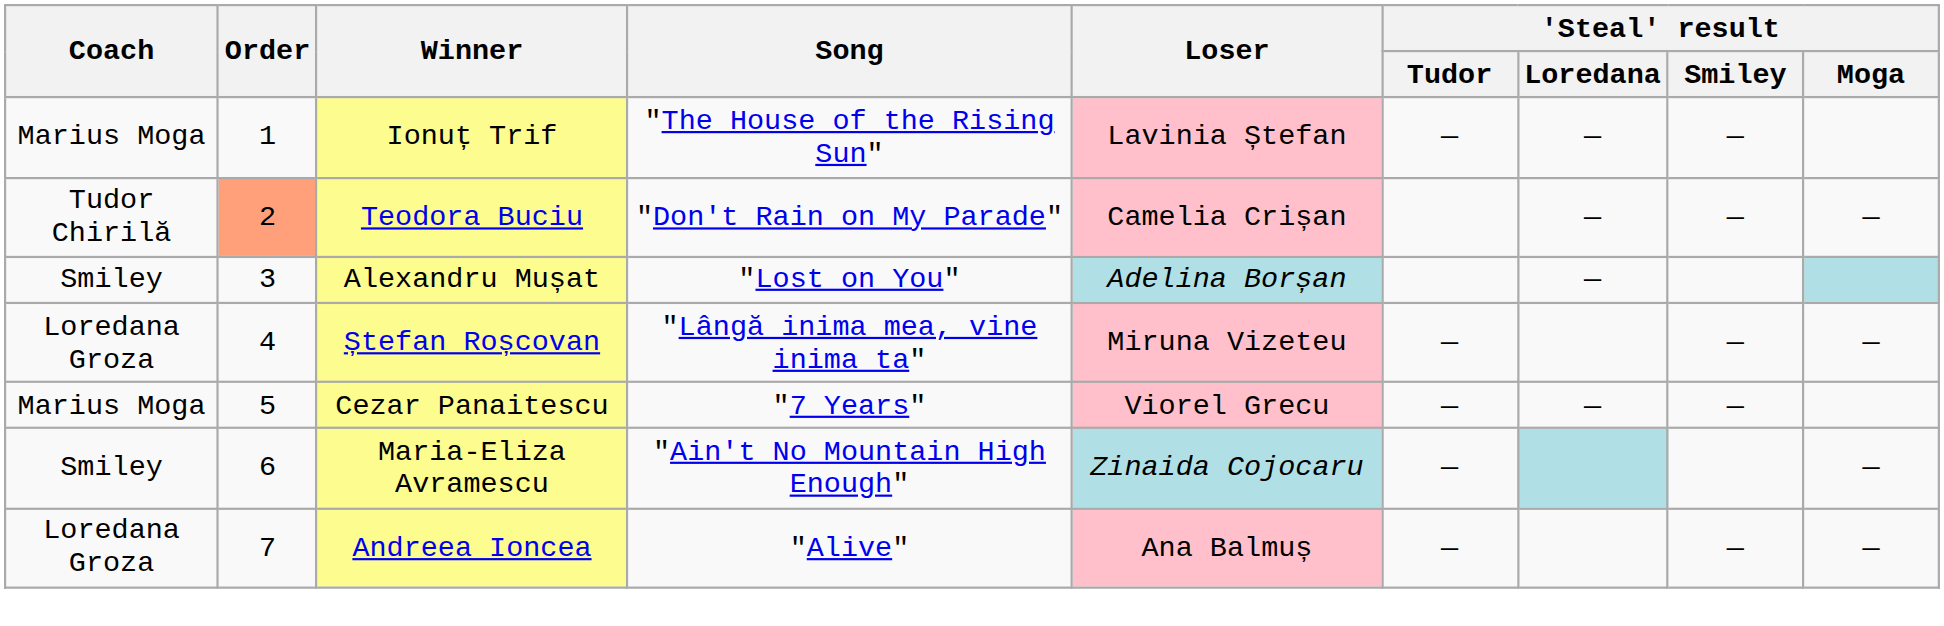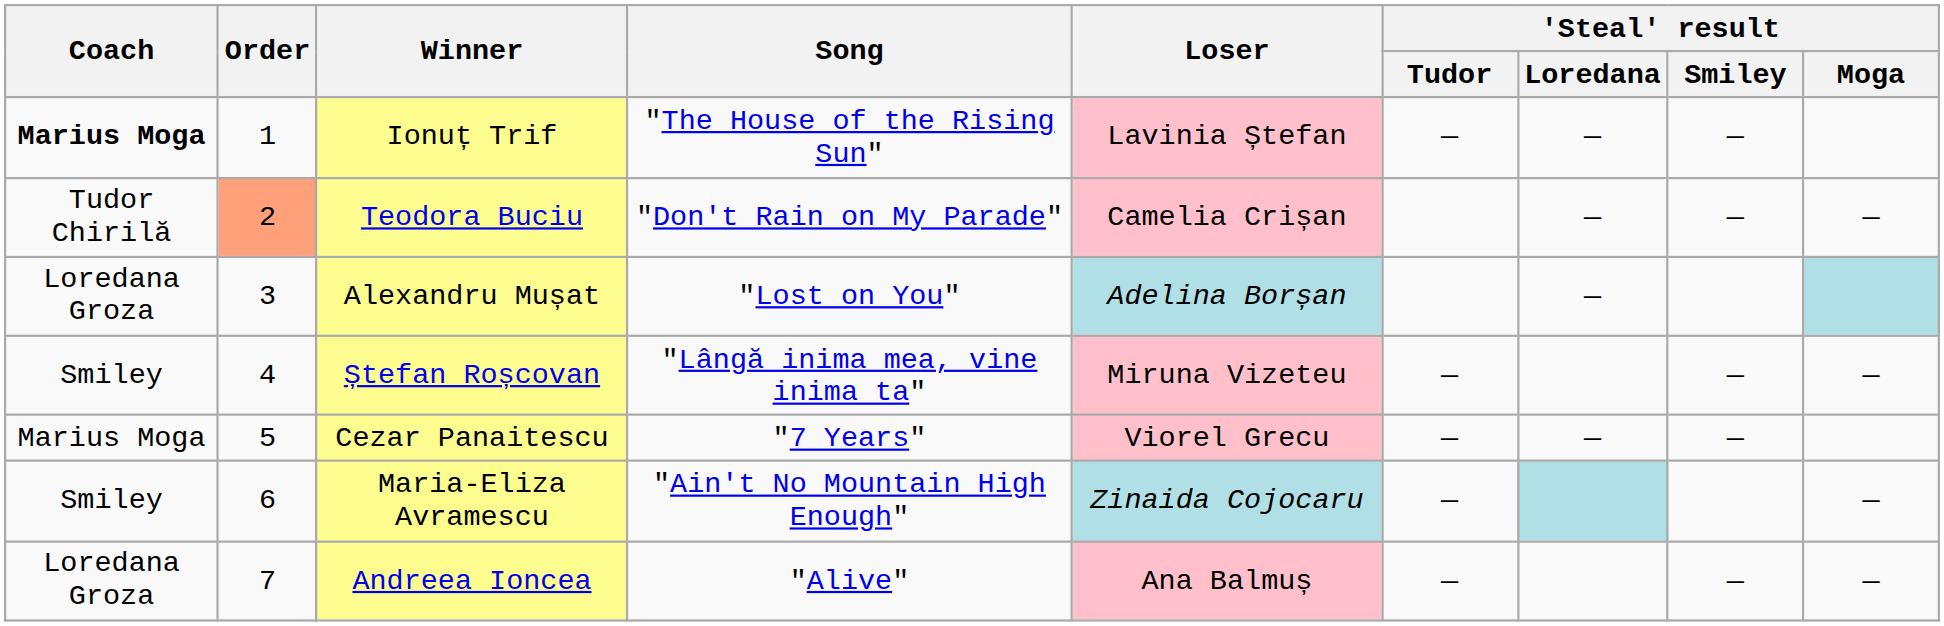(112, 138) normal -> (112, 138) bold
(112, 280) Smiley -> (112, 296) Loredana Groza
(112, 342) Loredana Groza -> (112, 375) Smiley
